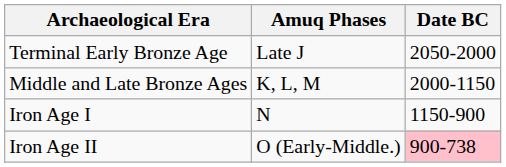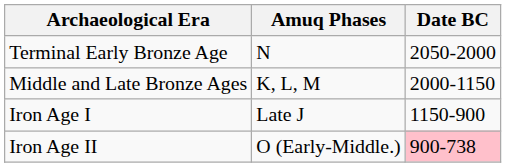(280, 51) Late J -> (264, 51) N
(264, 114) N -> (280, 114) Late J
